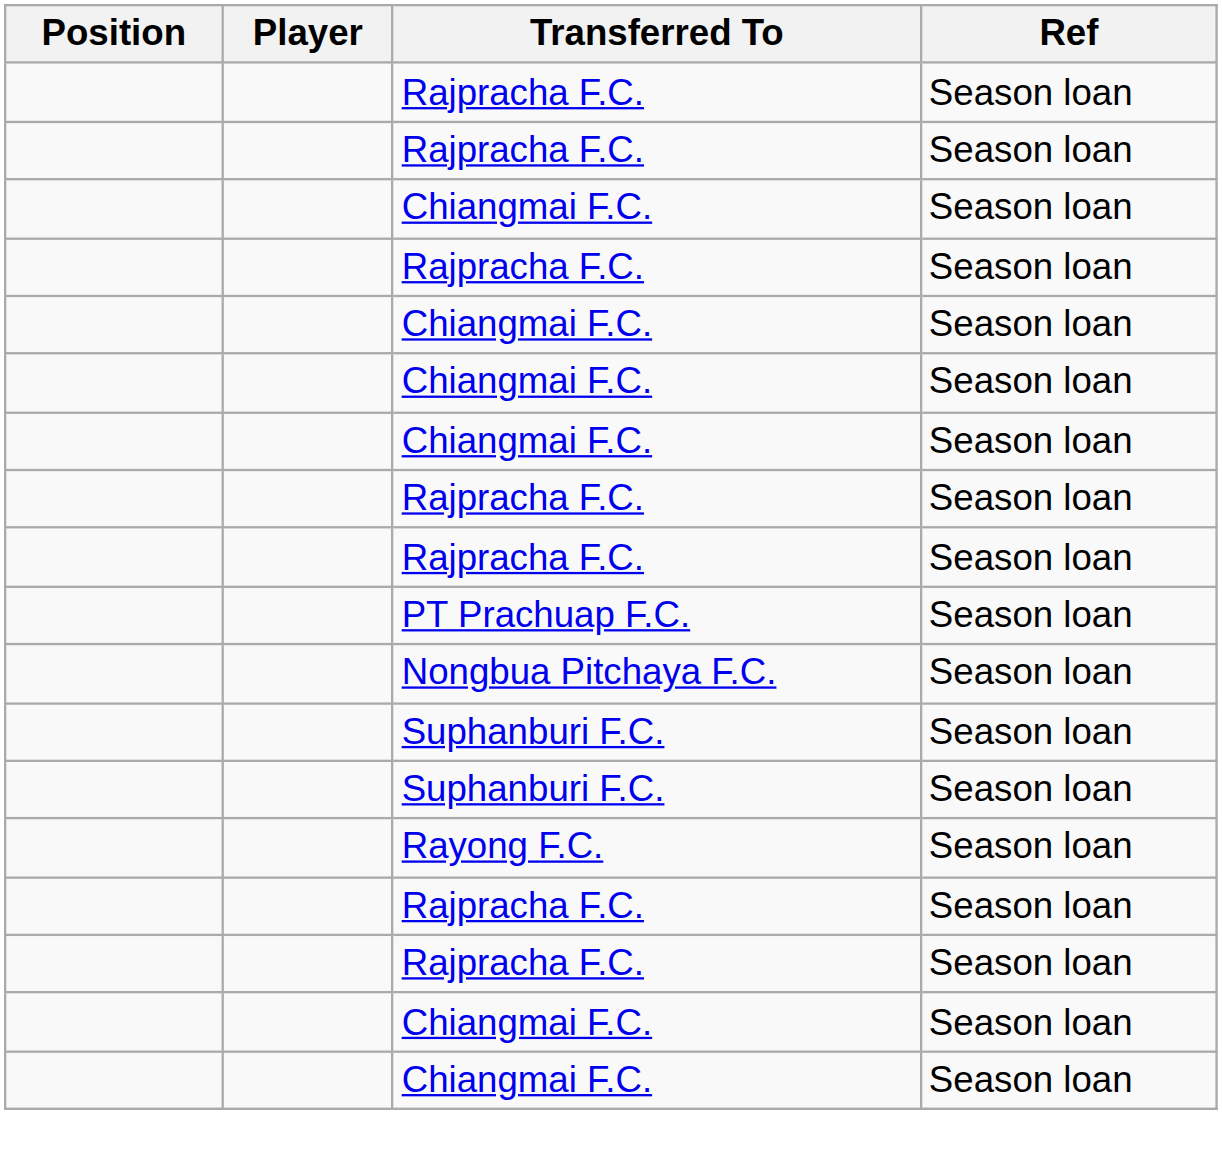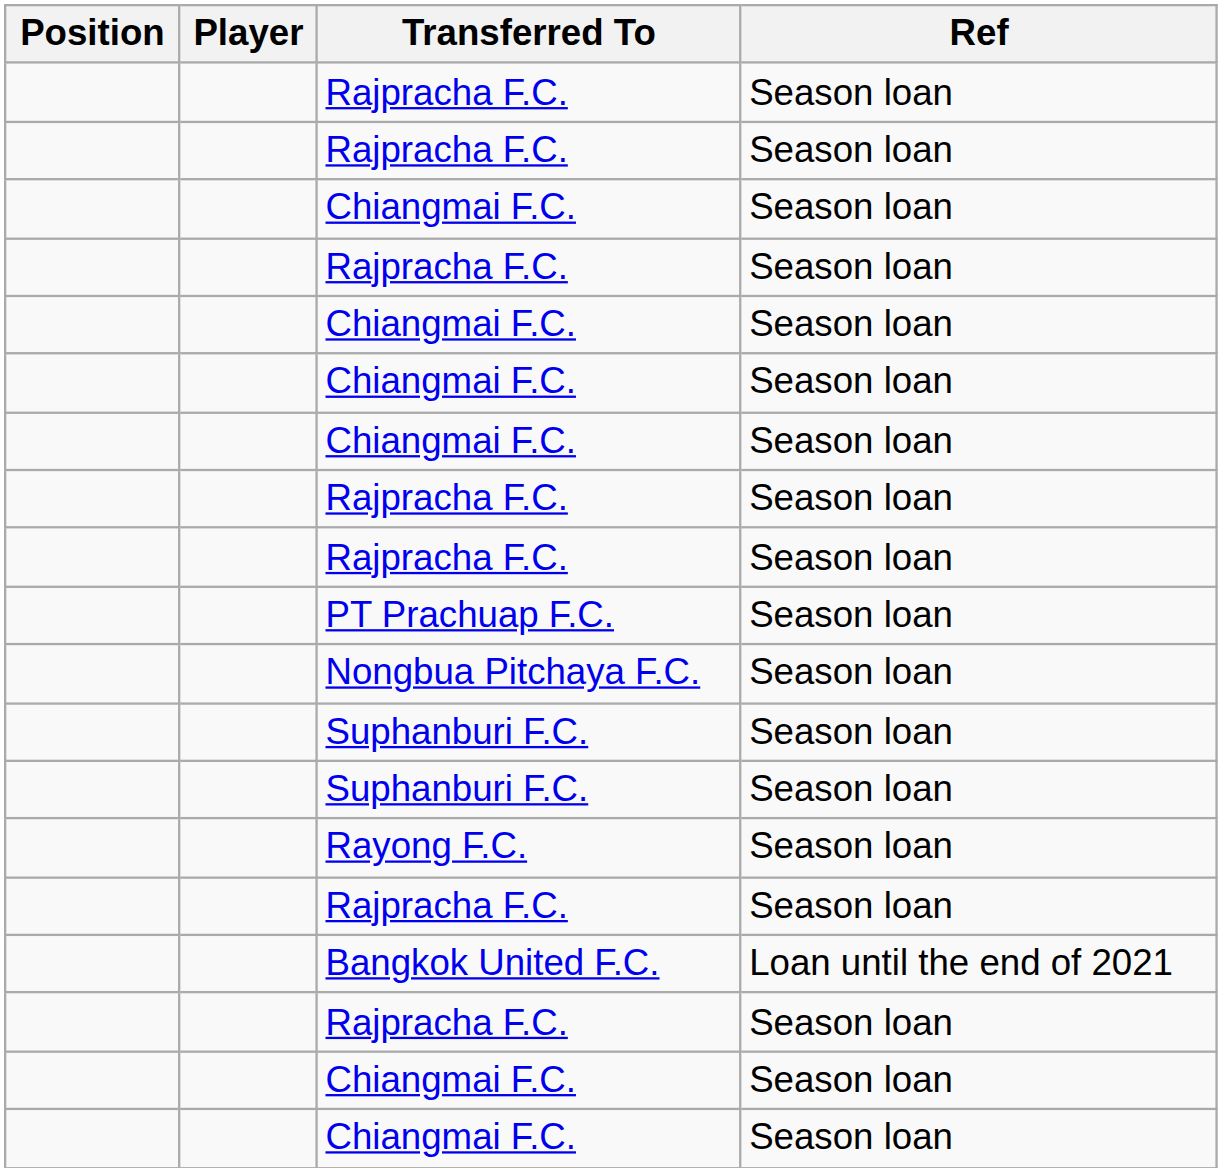+ row: (493, 963)
